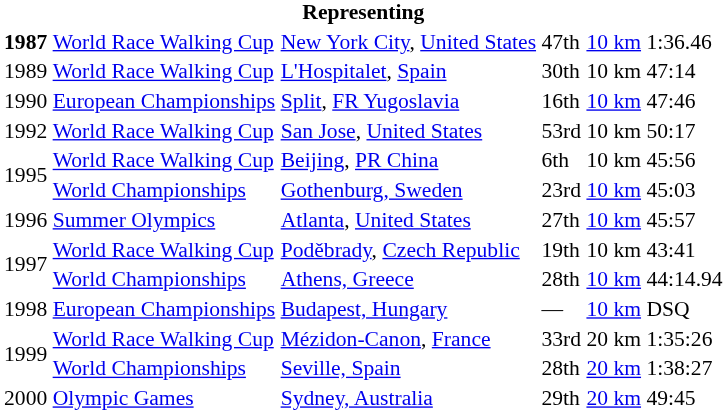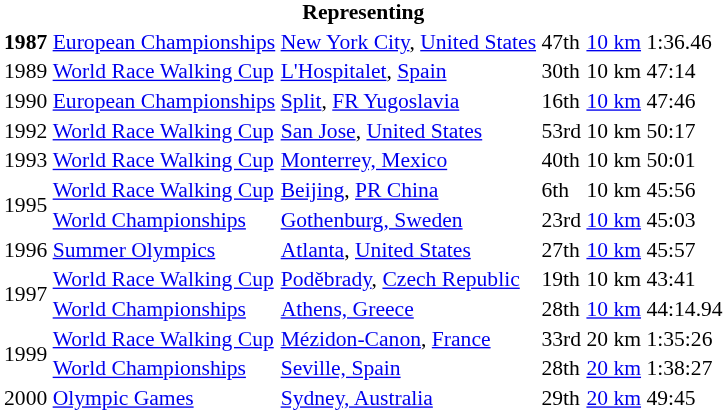(163, 41) World Race Walking Cup -> (164, 41) European Championships
+ row: (364, 160)
- row: (364, 309)
